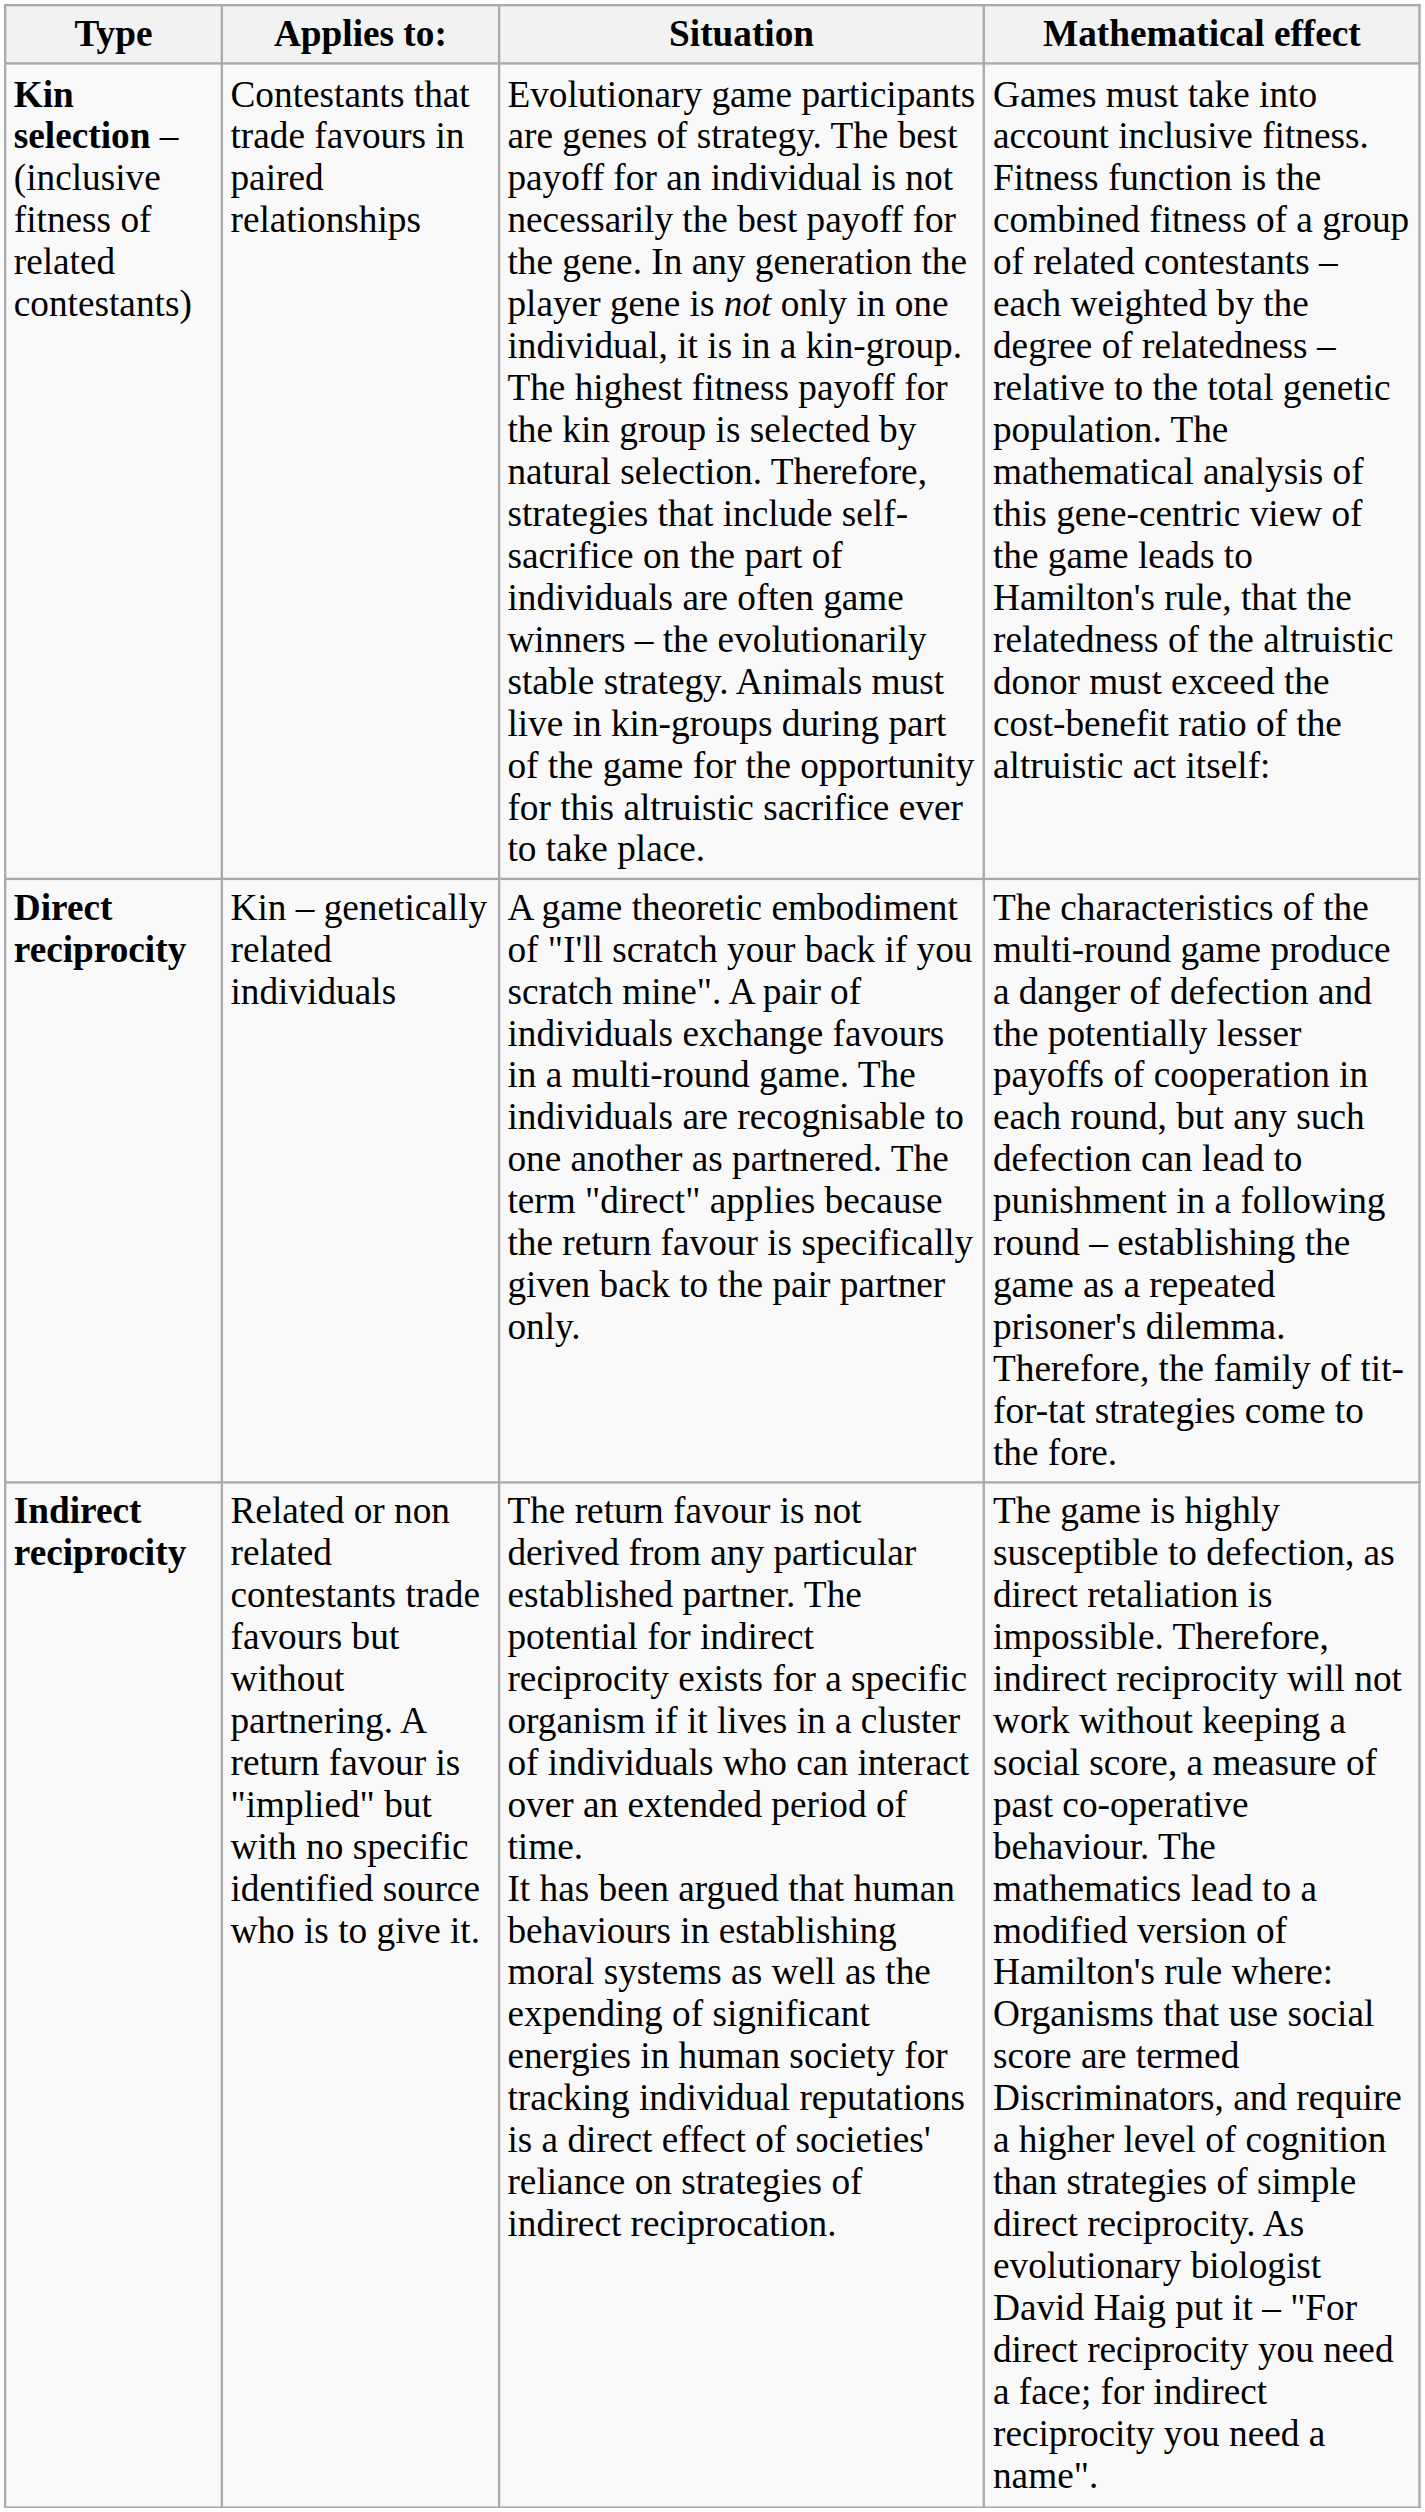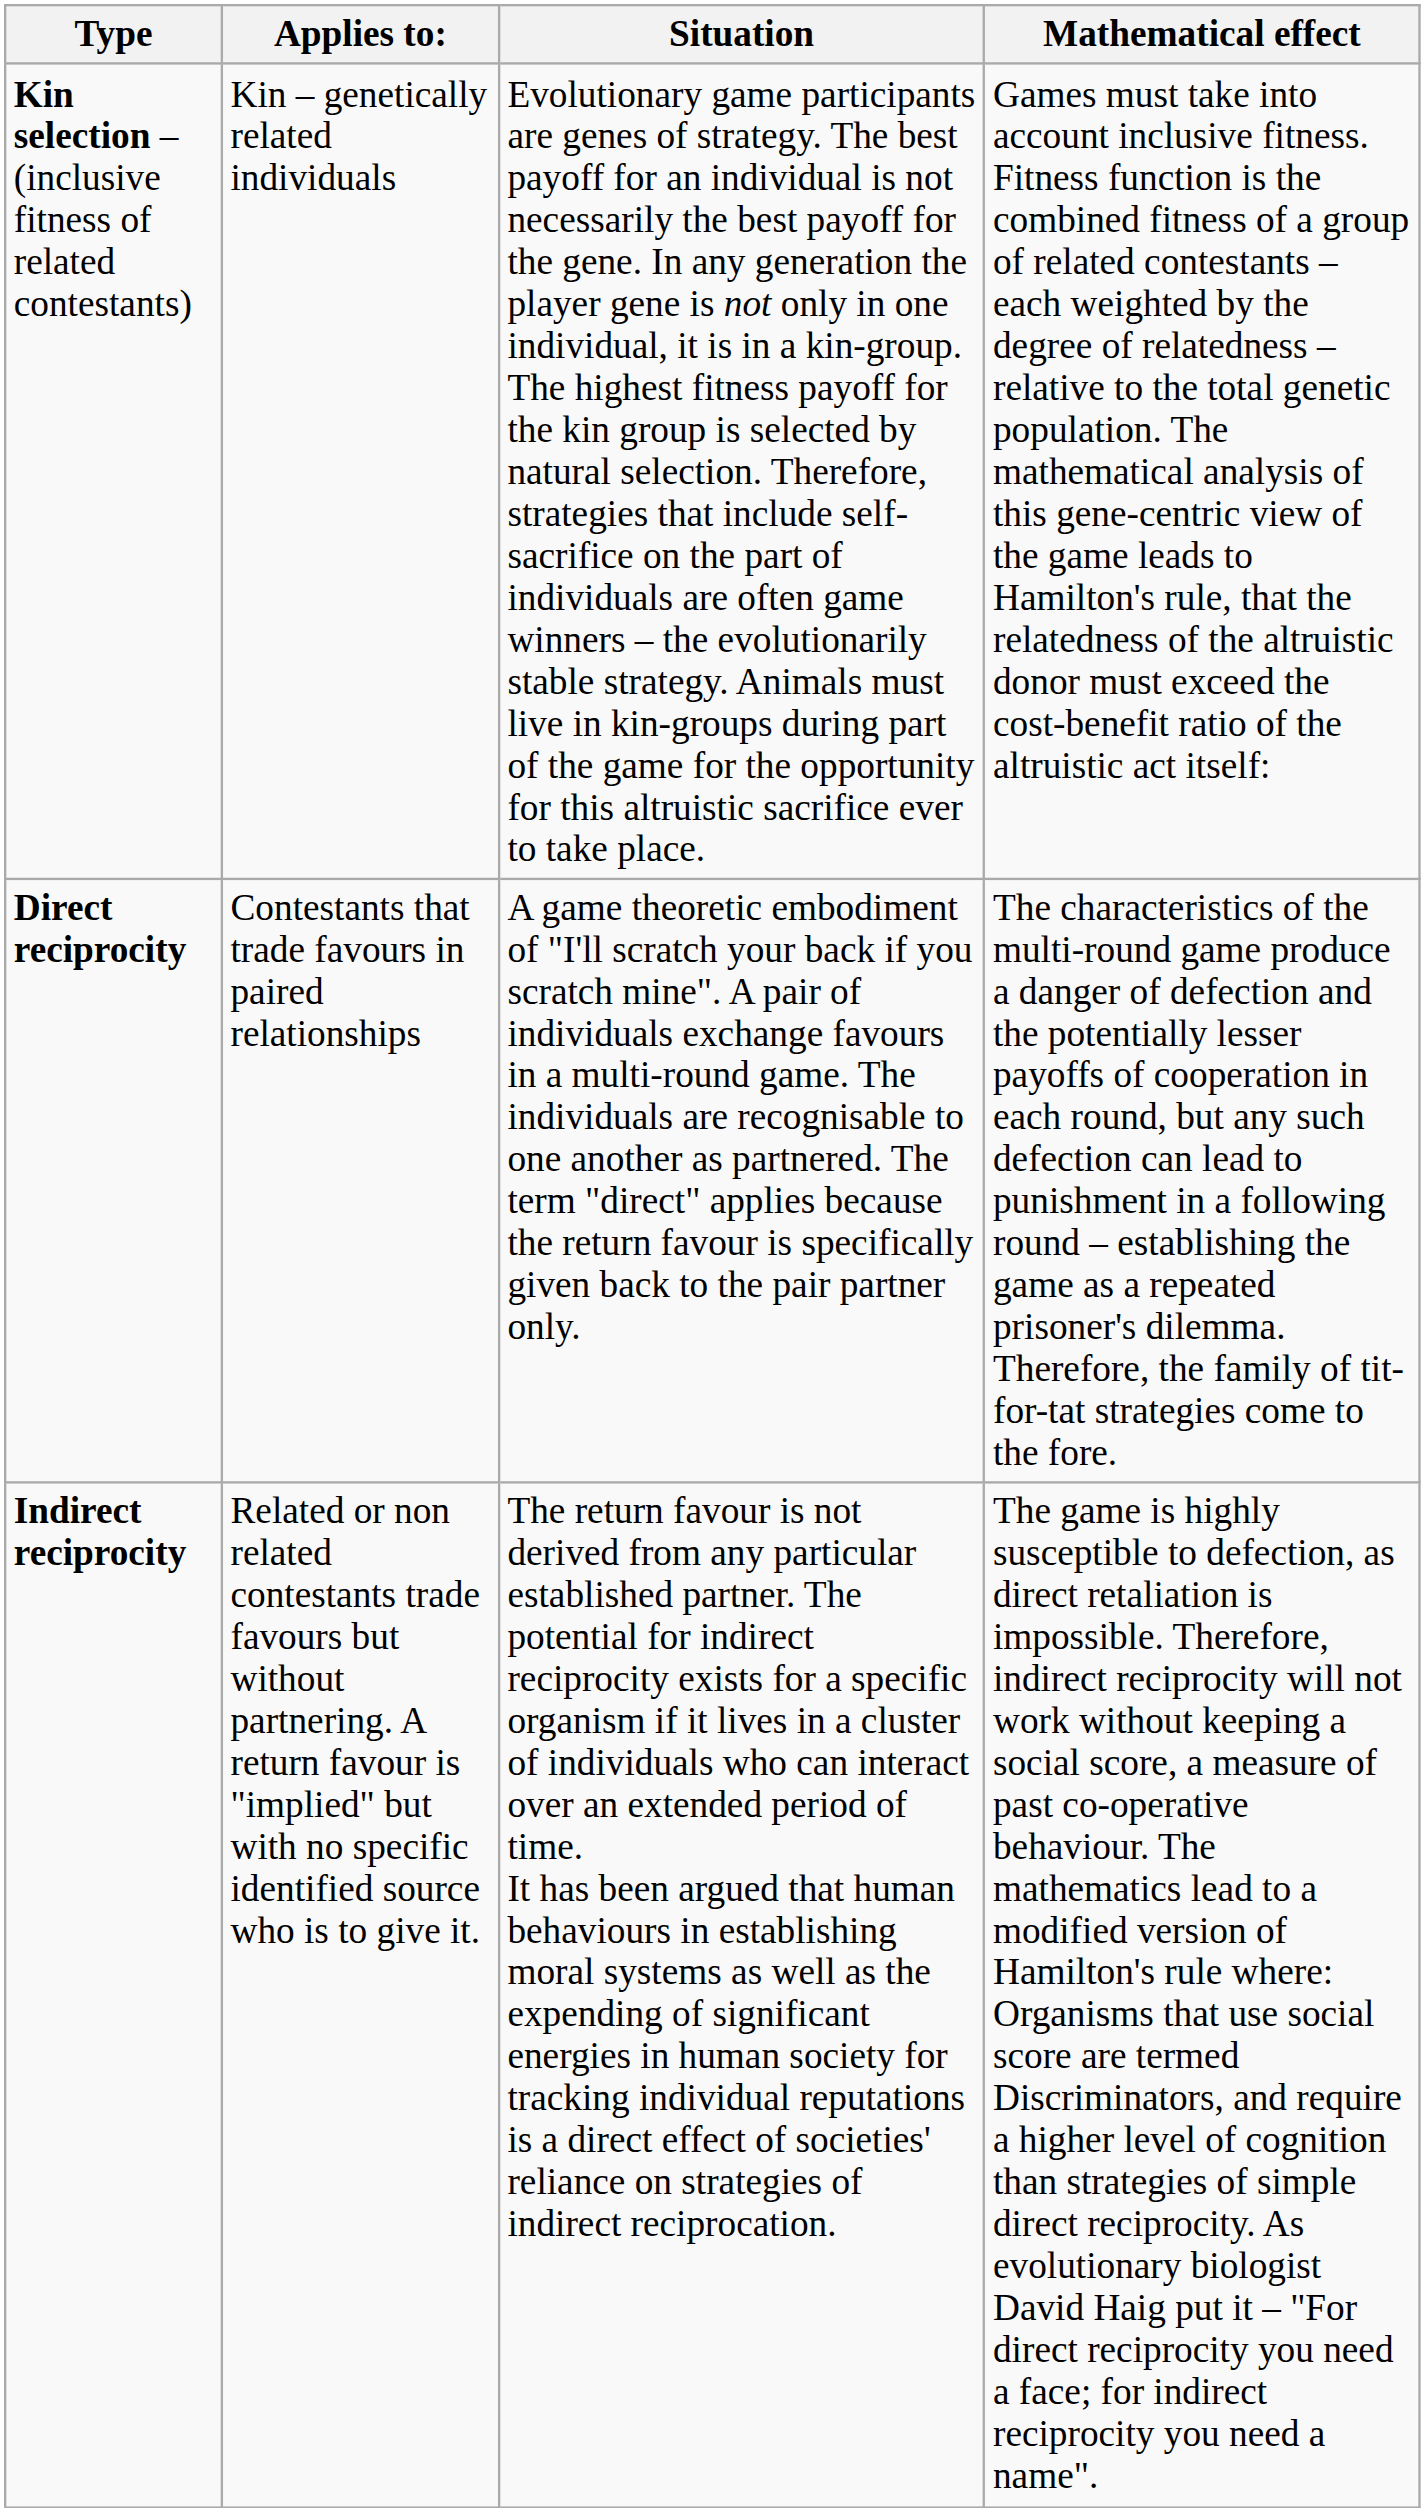(350, 156) Contestants that trade favours in paired relationships -> (359, 135) Kin – genetically related individuals
(359, 949) Kin – genetically related individuals -> (350, 970) Contestants that trade favours in paired relationships
